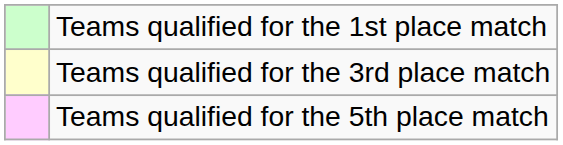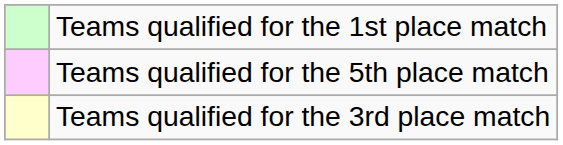rows swapped: (303, 71) <-> (302, 116)
